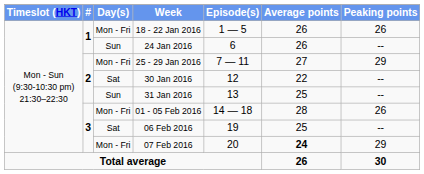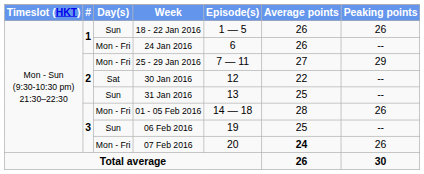(113, 29) Mon - Fri -> (113, 29) Sun
(113, 46) Sun -> (113, 46) Mon - Fri
(113, 128) Sat -> (113, 128) Sun
(381, 144) 29 -> (381, 144) 26
